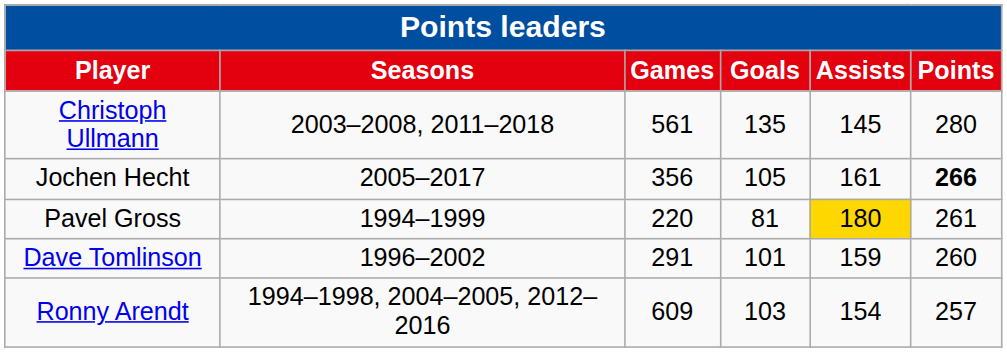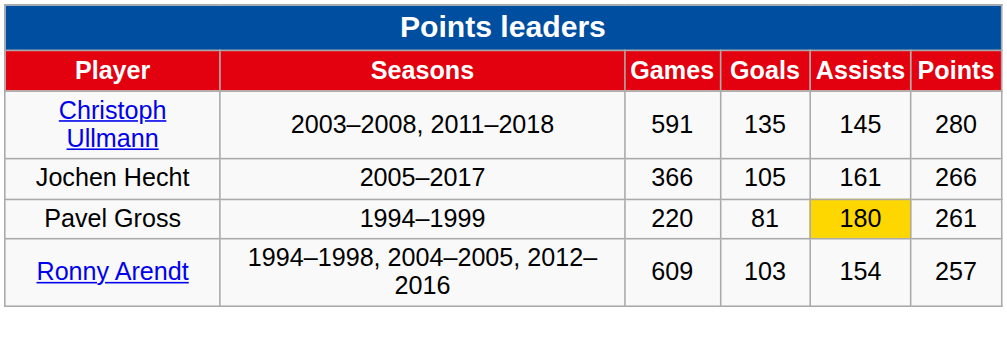(672, 124) 561 -> (672, 124) 591
(672, 178) 356 -> (672, 178) 366
(956, 178) bold -> (956, 178) normal
- row: (113, 258)
